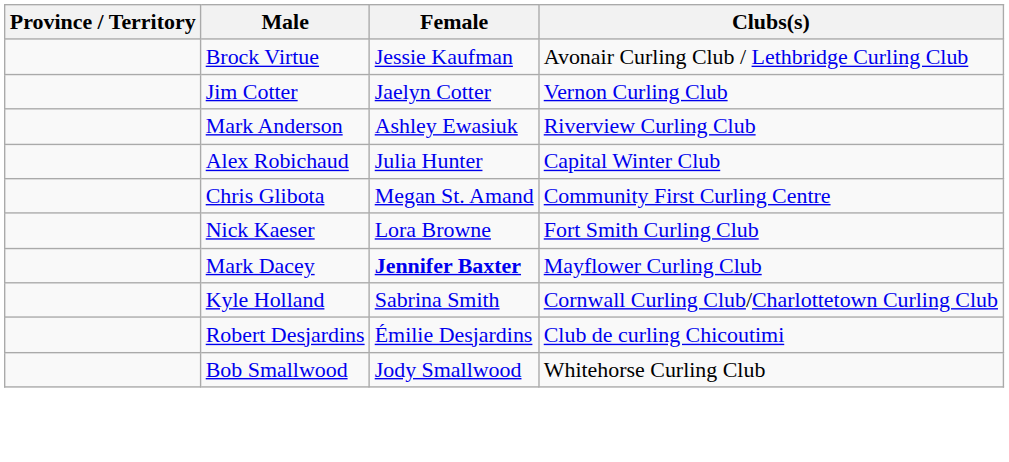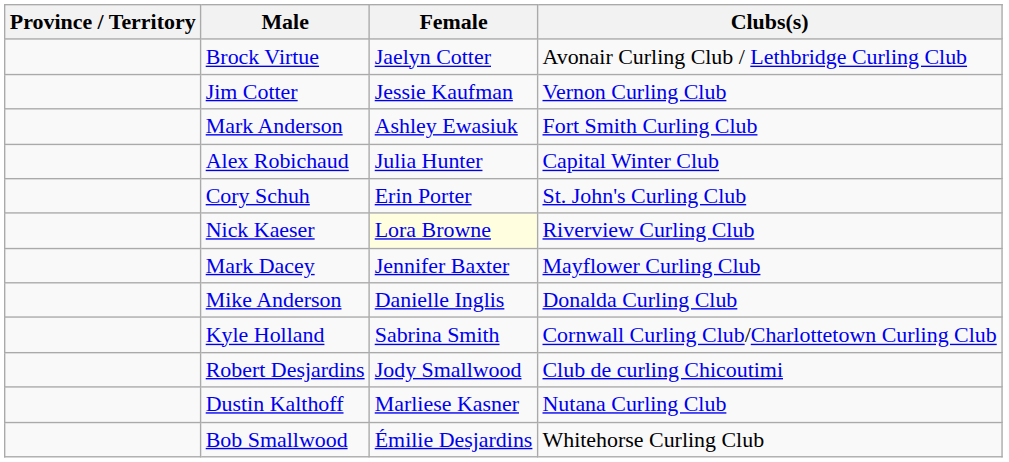(444, 56) Jessie Kaufman -> (433, 56) Jaelyn Cotter
(433, 91) Jaelyn Cotter -> (444, 91) Jessie Kaufman
(650, 126) Riverview Curling Club -> (650, 126) Fort Smith Curling Club
+ row: (258, 195)
- row: (265, 195)
(433, 230) no background -> (433, 230) lightyellow background
(651, 230) Fort Smith Curling Club -> (648, 230) Riverview Curling Club
(448, 265) bold -> (442, 265) normal
+ row: (274, 299)
(454, 334) Émilie Desjardins -> (448, 369) Jody Smallwood
+ row: (275, 404)
(448, 369) Jody Smallwood -> (454, 439) Émilie Desjardins
